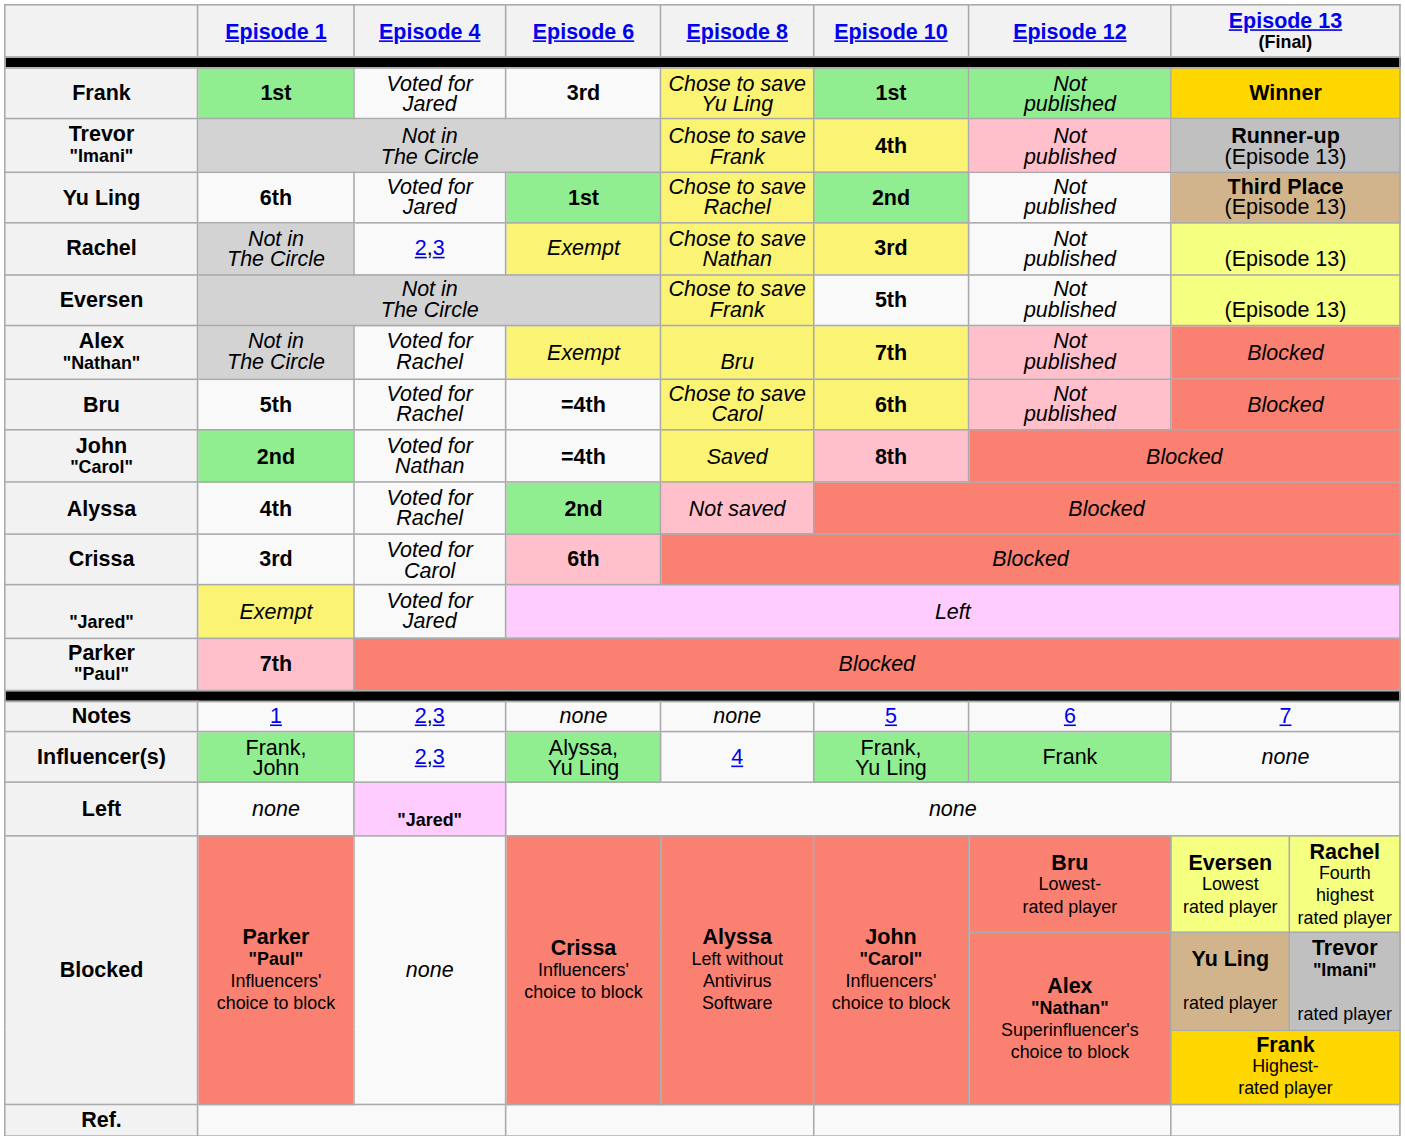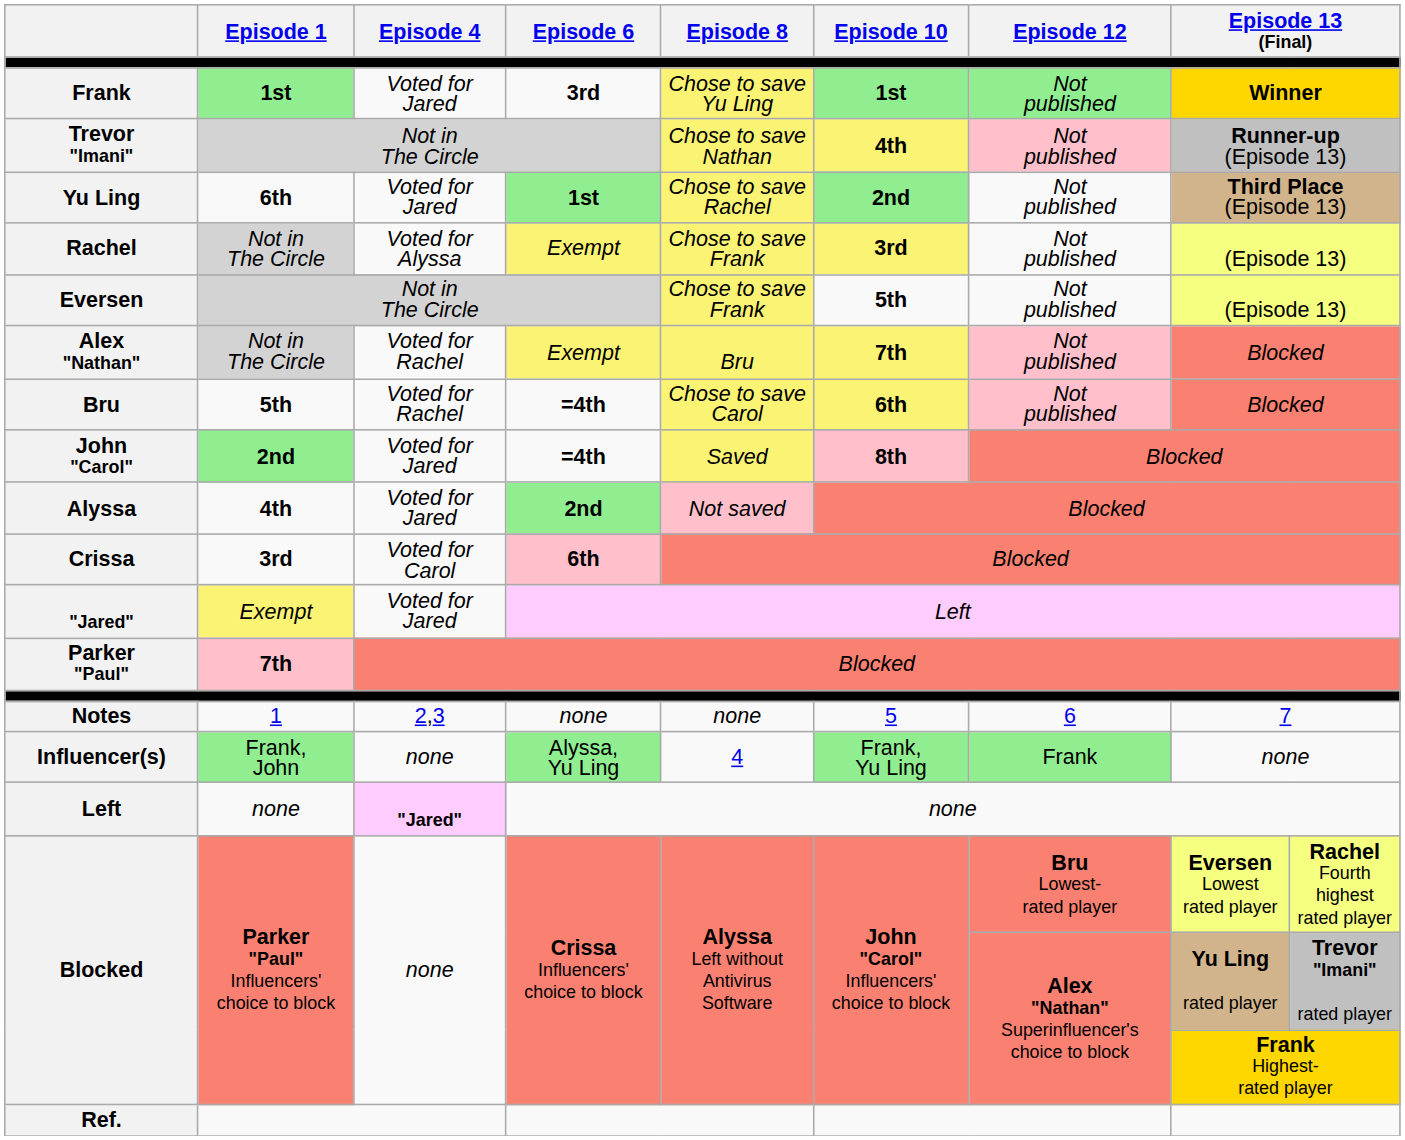(737, 145) Chose to save Frank -> (737, 145) Chose to save Nathan
(430, 248) 2,3 -> (430, 248) Voted for Alyssa
(737, 248) Chose to save Nathan -> (737, 248) Chose to save Frank
(430, 456) Voted for Nathan -> (430, 456) Voted for Jared
(430, 508) Voted for Rachel -> (430, 508) Voted for Jared
(430, 757) 2,3 -> (430, 757) none
